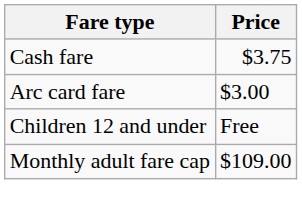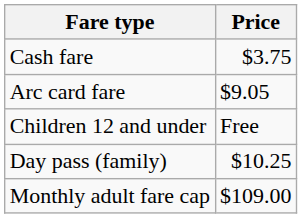(245, 91) $3.00 -> (245, 91) $9.05
+ row: (88, 160)
